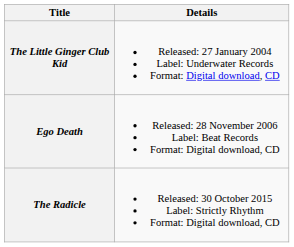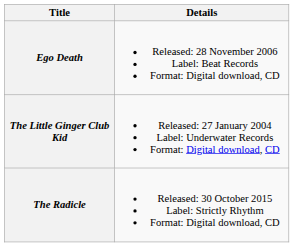rows swapped: (60, 58) <-> (60, 131)
